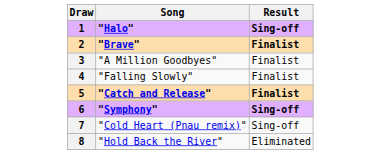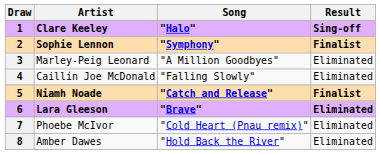+ column: (96, 12)
(119, 45) "Brave" -> (190, 45) "Symphony"
(275, 61) Finalist -> (343, 61) Eliminated
(275, 77) Finalist -> (343, 77) Eliminated
(128, 109) "Symphony" -> (181, 109) "Brave"
(275, 109) Sing-off -> (343, 109) Eliminated
(275, 125) Sing-off -> (343, 125) Eliminated
